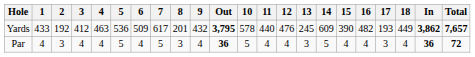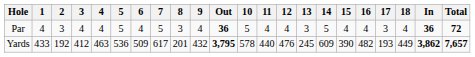rows swapped: (18, 28) <-> (18, 44)
